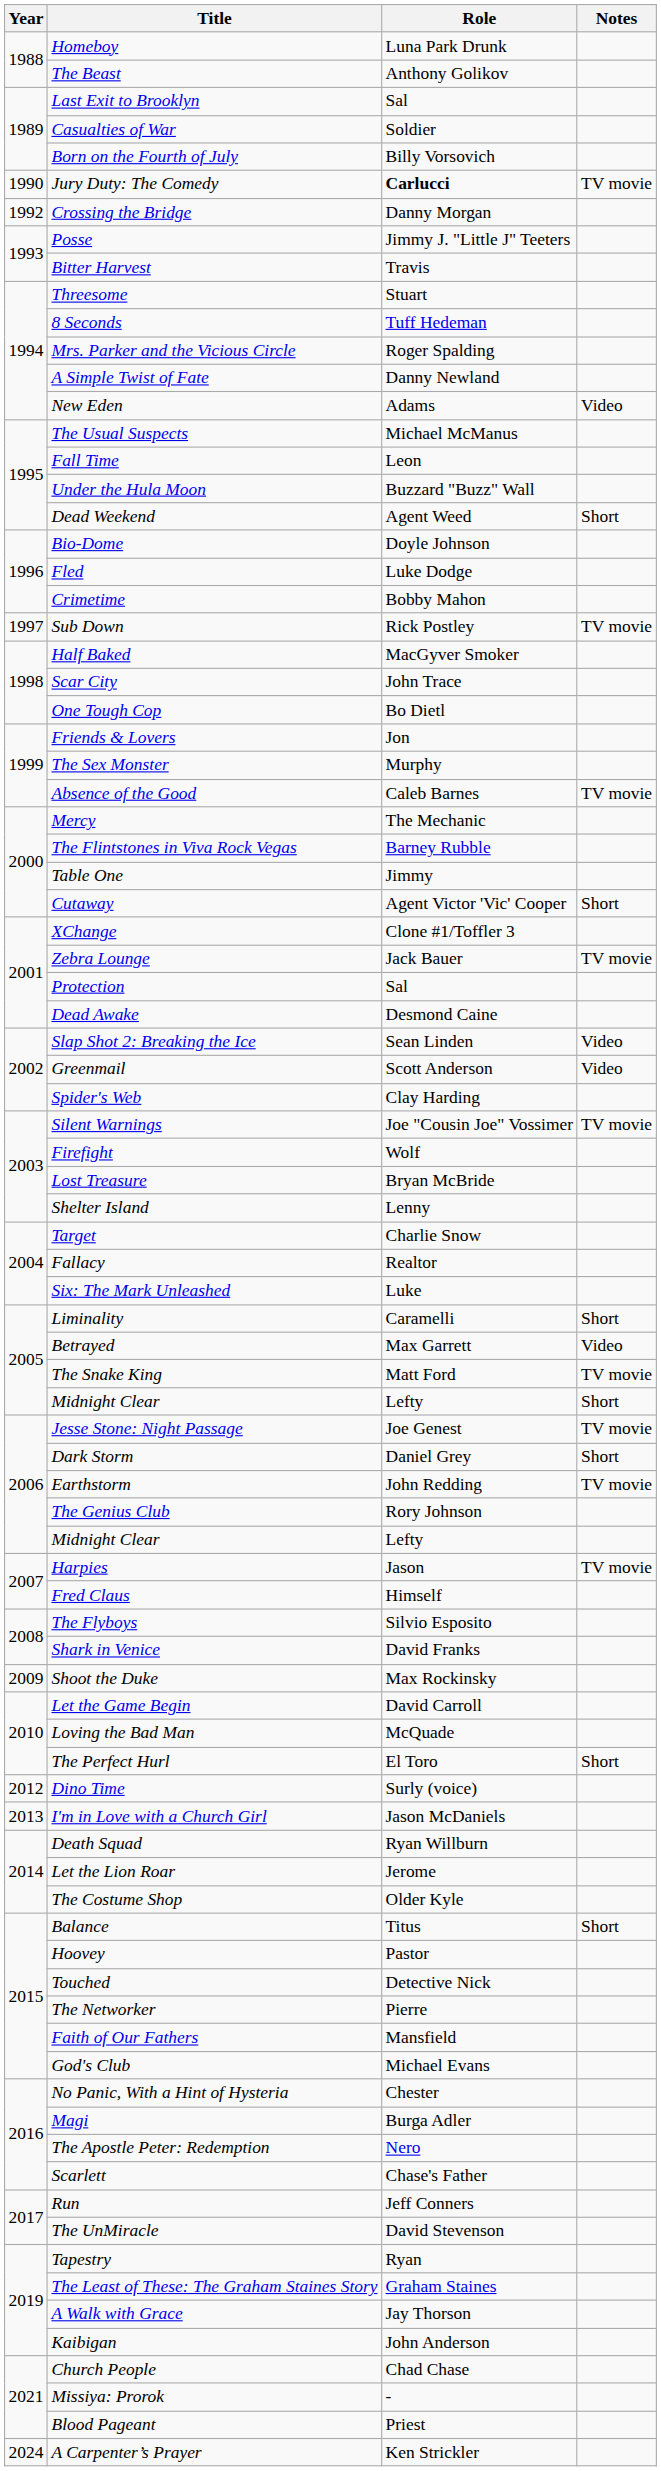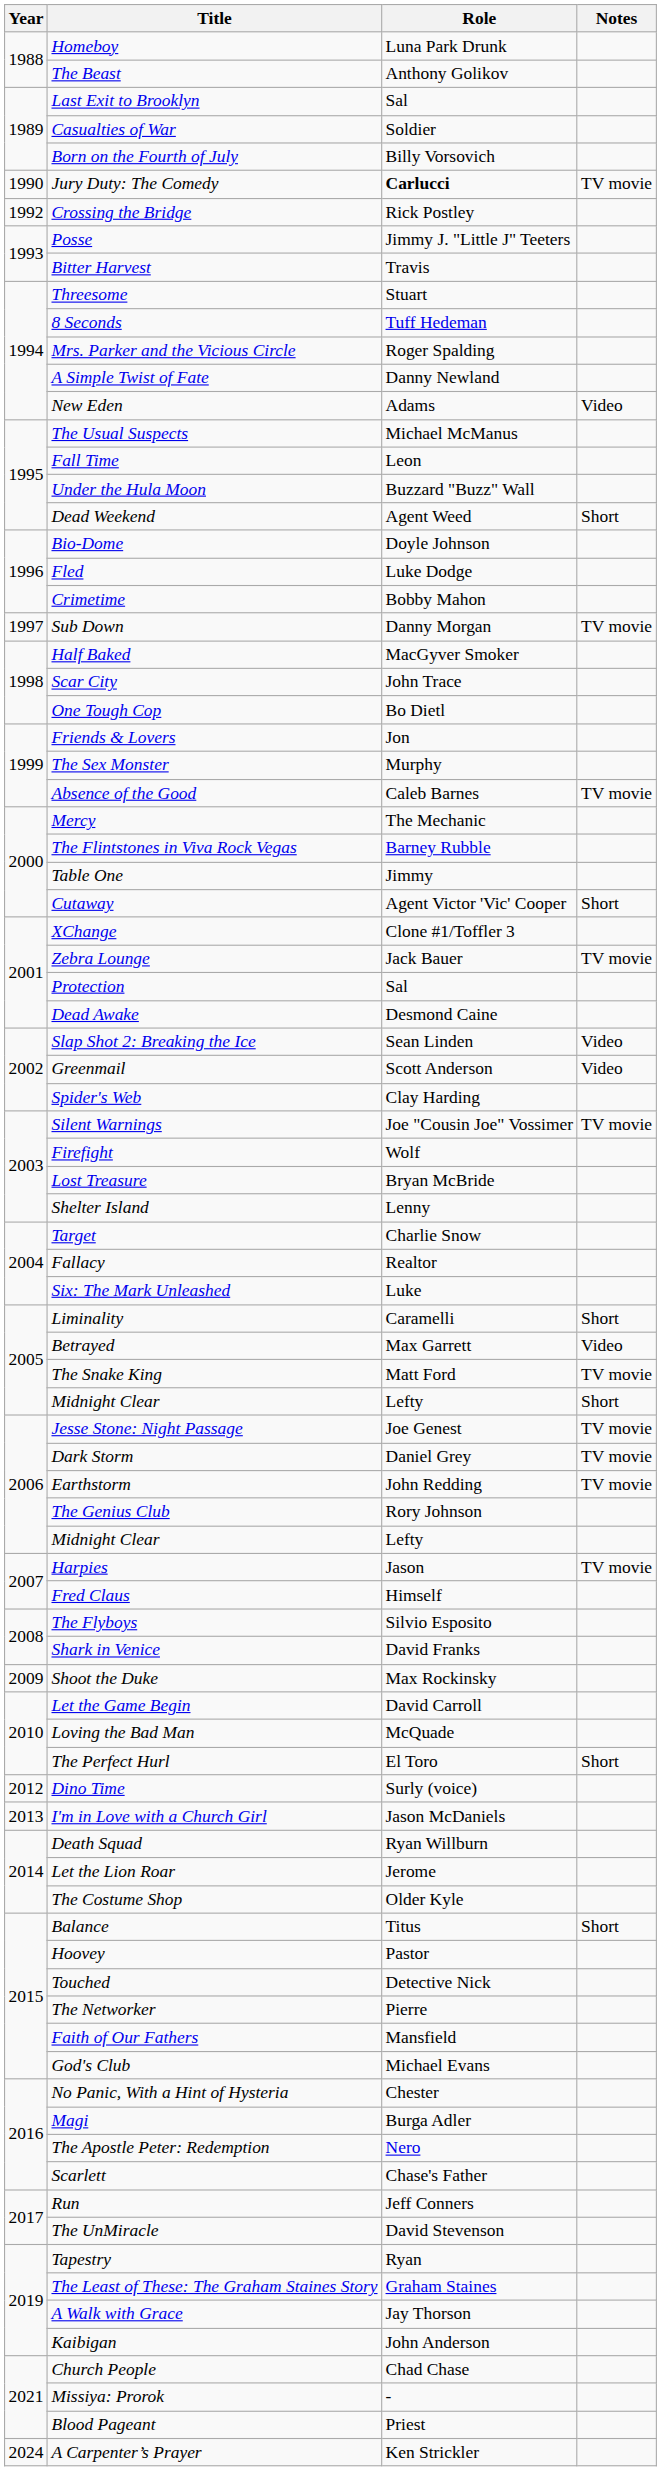(438, 211) Danny Morgan -> (430, 211) Rick Postley
(430, 626) Rick Postley -> (438, 626) Danny Morgan
(600, 1456) Short -> (617, 1456) TV movie
